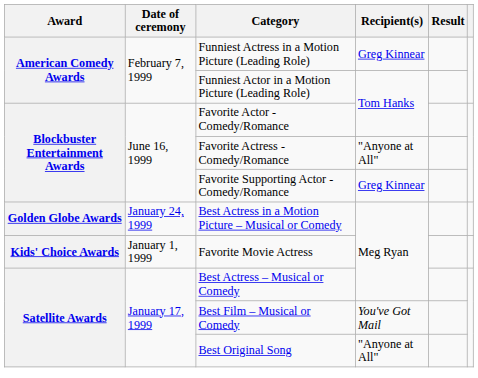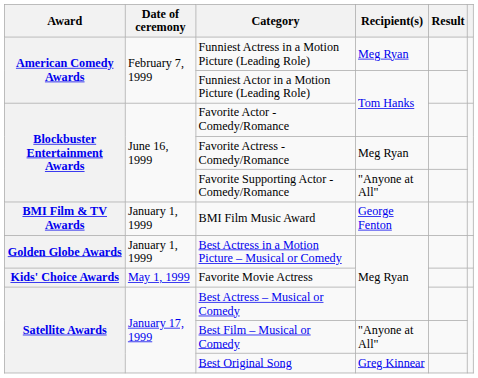(391, 53) Greg Kinnear -> (383, 53) Meg Ryan
(386, 152) "Anyone at All" -> (383, 152) Meg Ryan
(391, 185) Greg Kinnear -> (386, 185) "Anyone at All"
+ row: (257, 218)
(156, 218) January 24, 1999 -> (153, 251) January 1, 1999
(153, 251) January 1, 1999 -> (159, 277) May 1, 1999
(384, 317) You've Got Mail -> (386, 336) "Anyone at All"
(386, 350) "Anyone at All" -> (391, 363) Greg Kinnear
